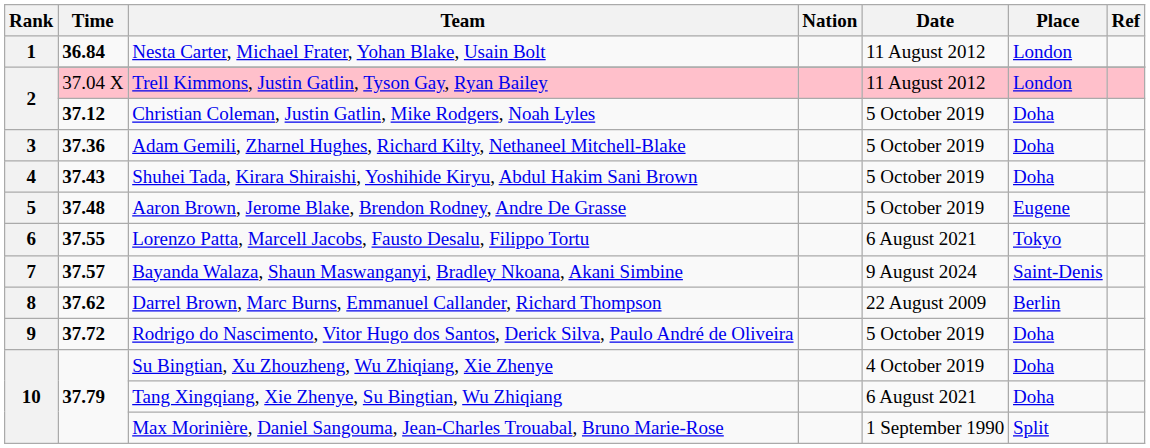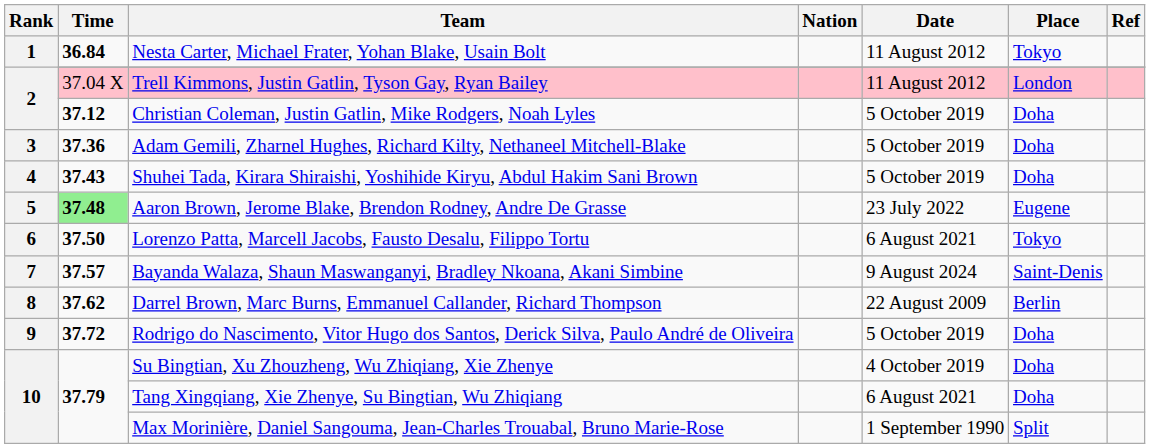(1043, 51) London -> (1037, 51) Tokyo
(84, 208) no background -> (84, 208) lightgreen background
(925, 208) 5 October 2019 -> (915, 208) 23 July 2022
(84, 239) 37.55 -> (84, 239) 37.50
